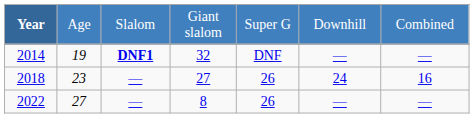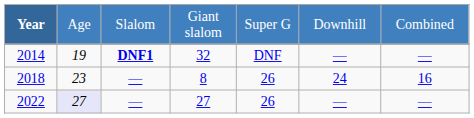(203, 78) 27 -> (203, 78) 8
(79, 101) no background -> (79, 101) lavender background
(203, 101) 8 -> (203, 101) 27
